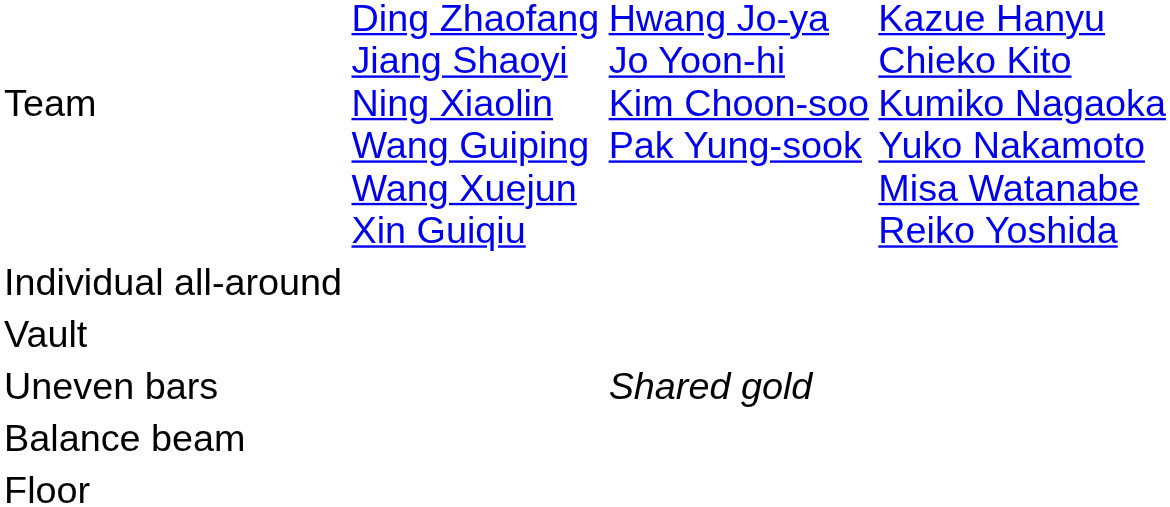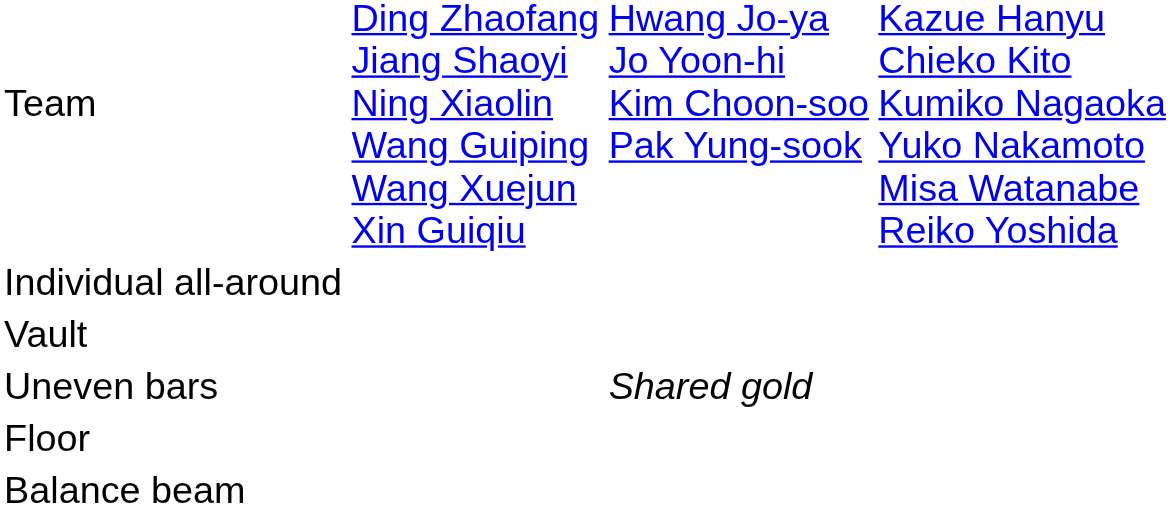rows swapped: (125, 438) <-> (47, 490)
